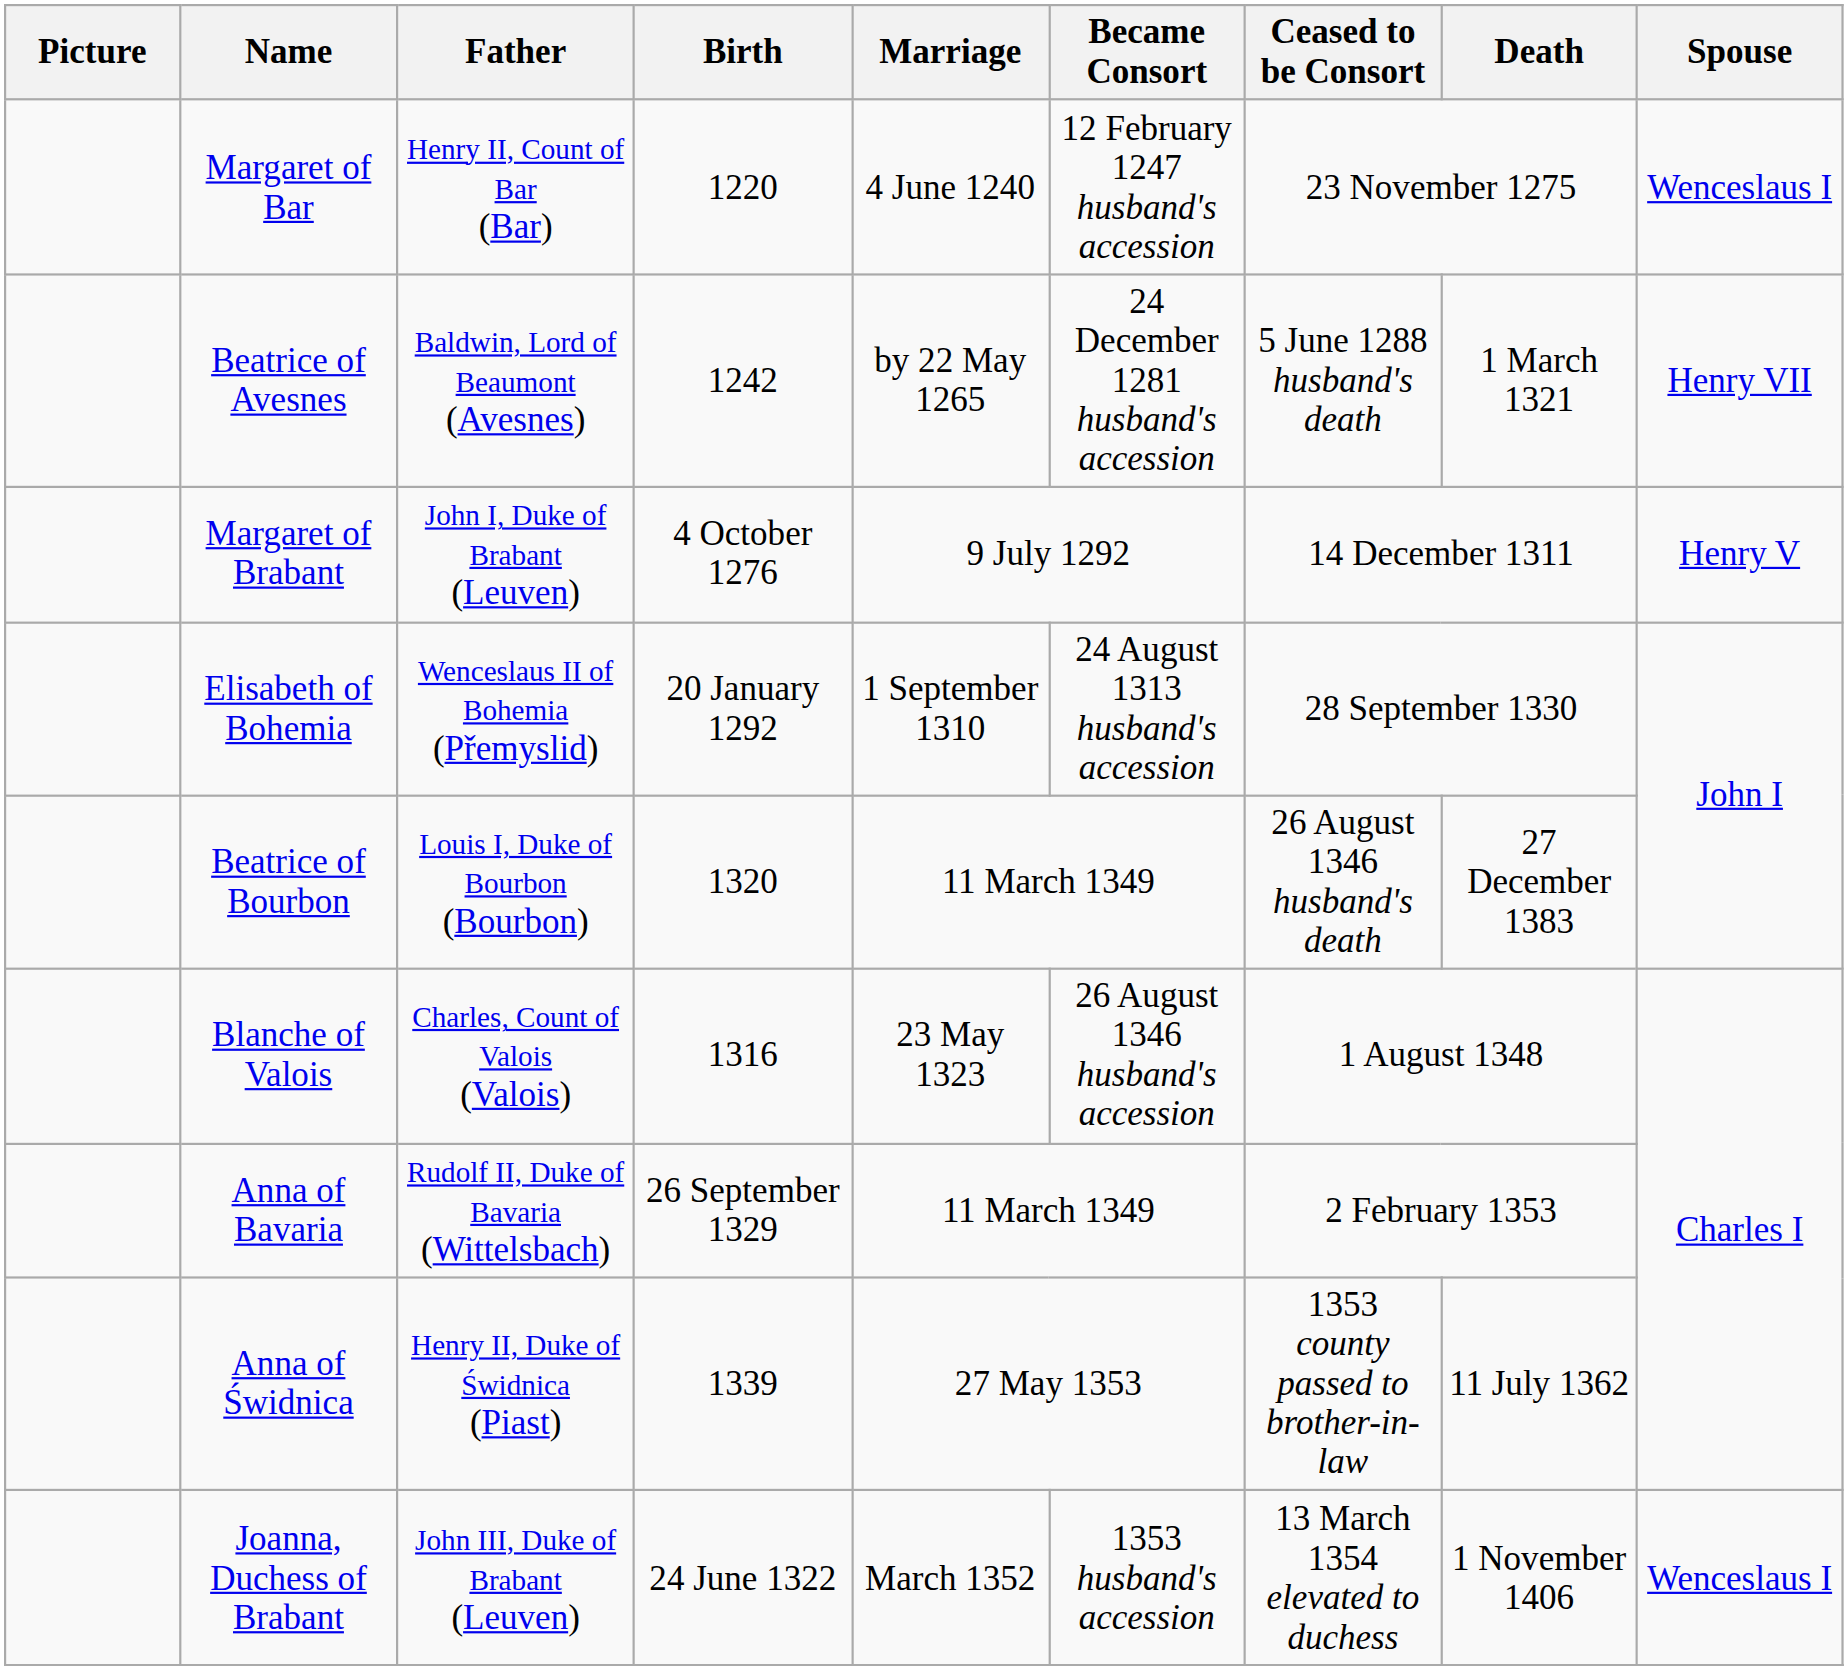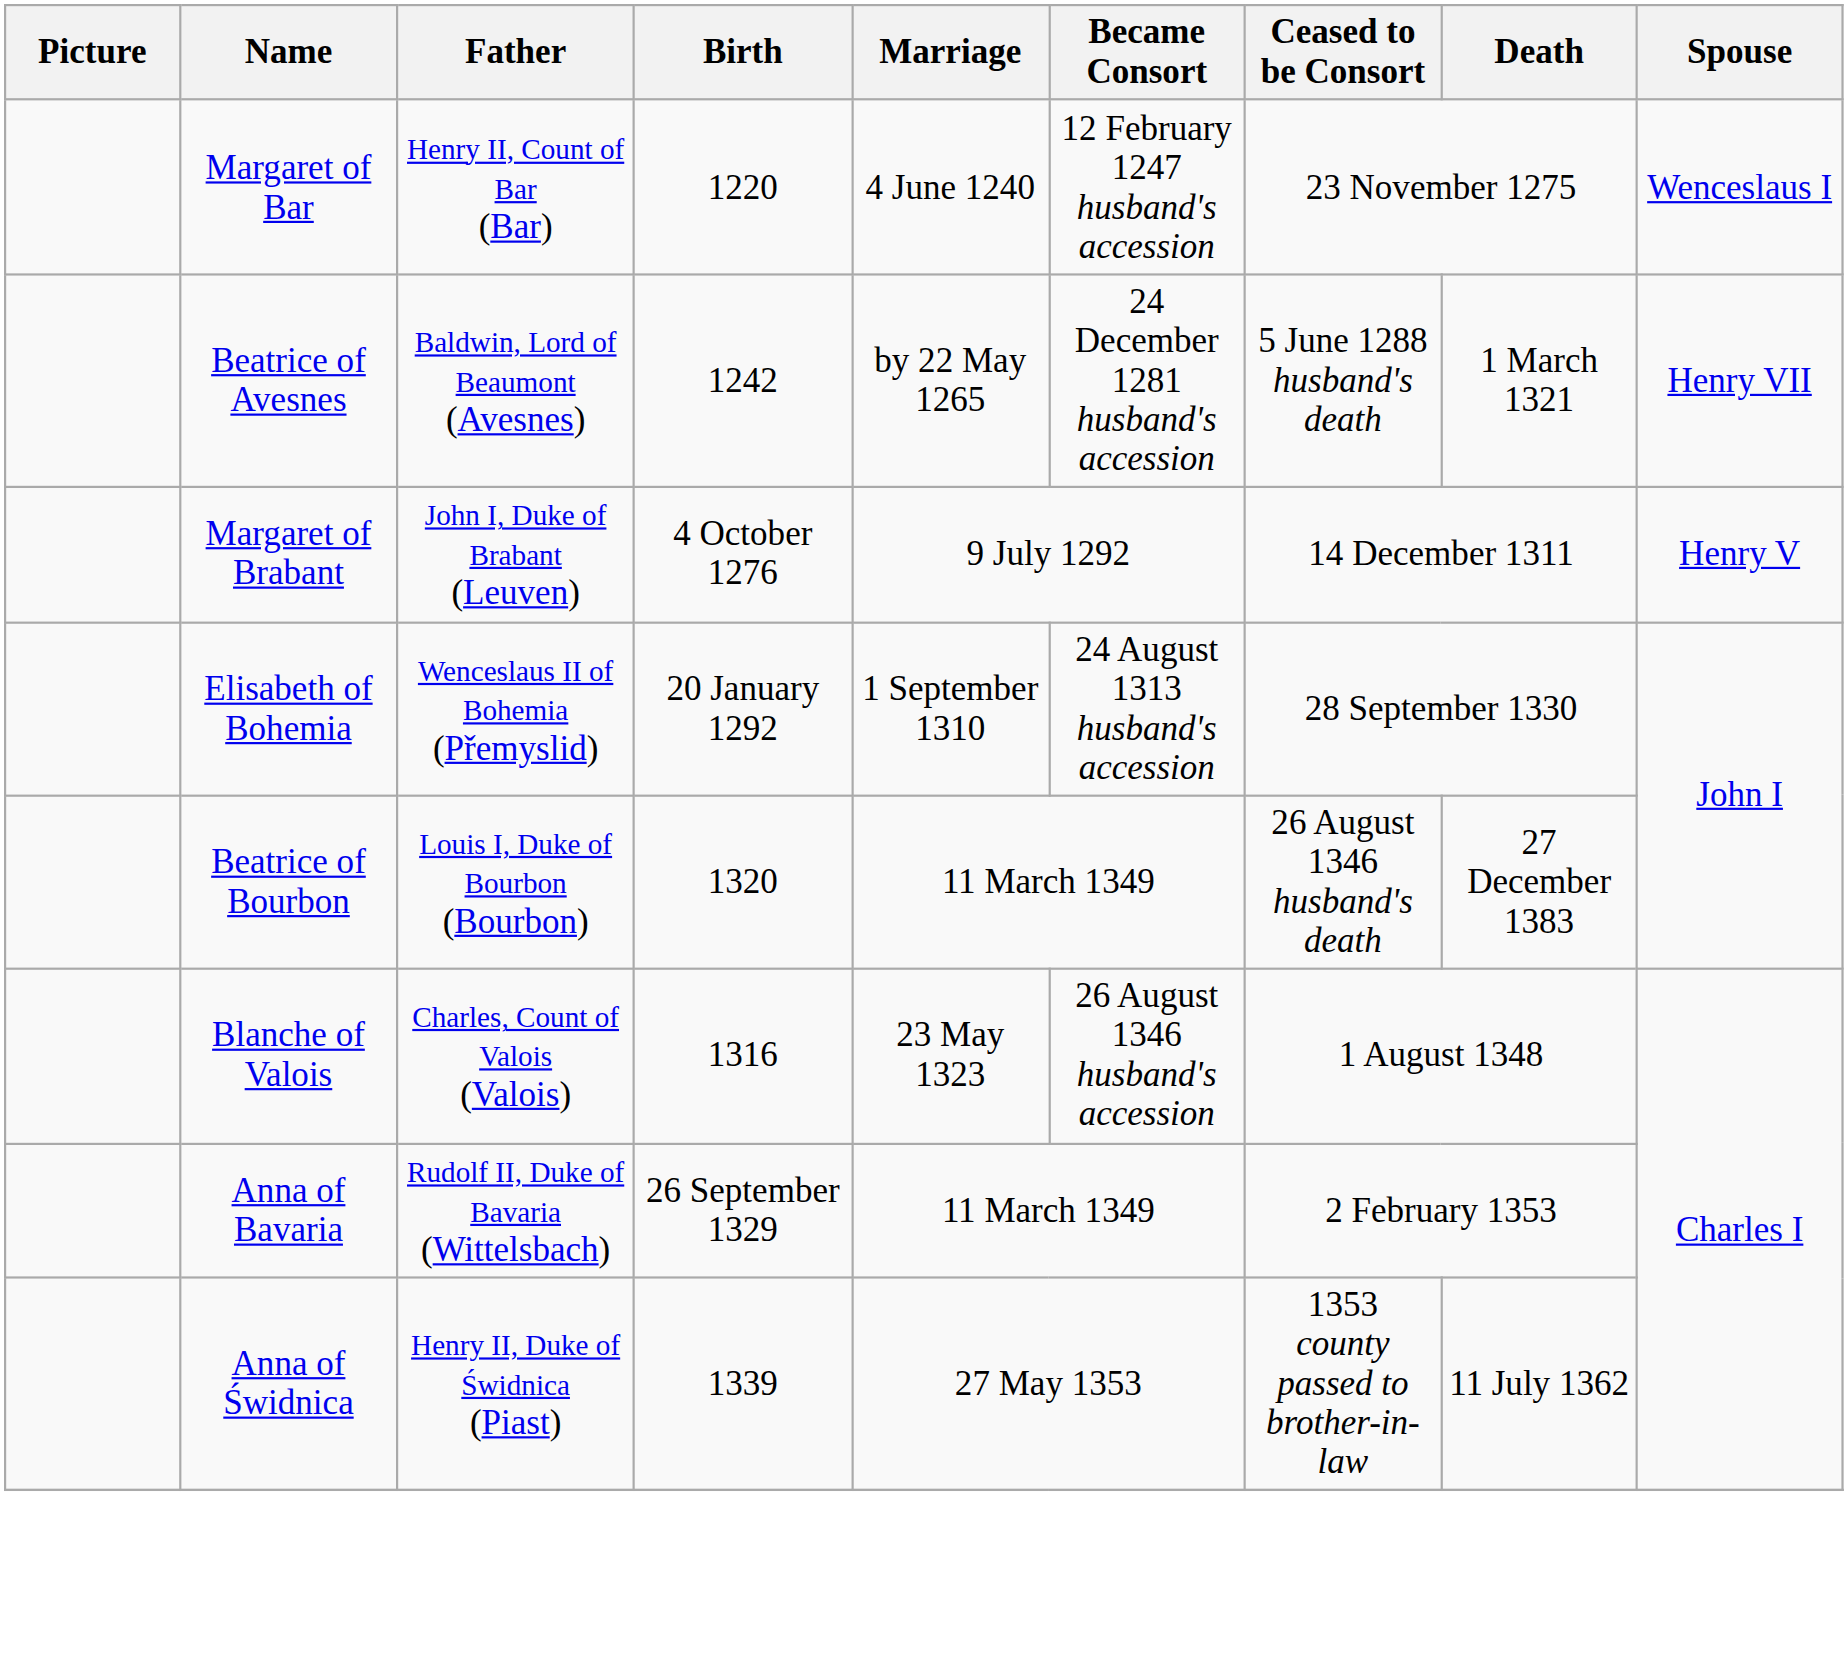- row: (288, 1577)
